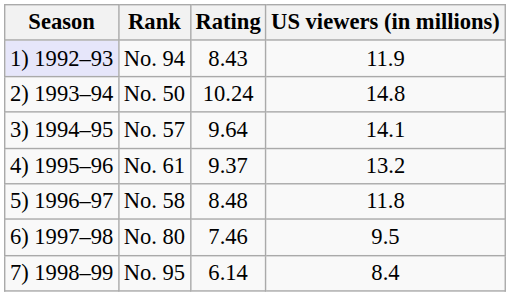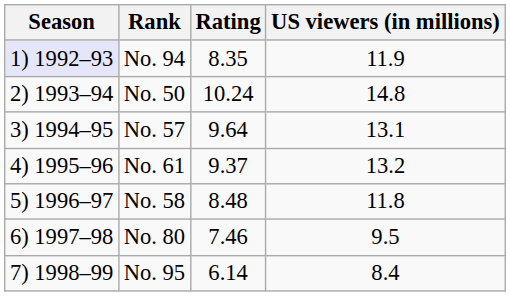(228, 58) 8.43 -> (228, 58) 8.35
(385, 129) 14.1 -> (385, 129) 13.1
